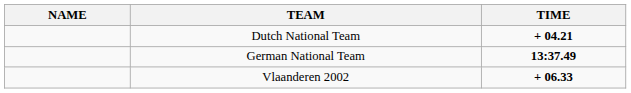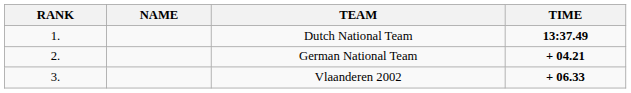+ column: (55, 15)
(554, 36) + 04.21 -> (565, 36) 13:37.49
(554, 57) 13:37.49 -> (565, 57) + 04.21
